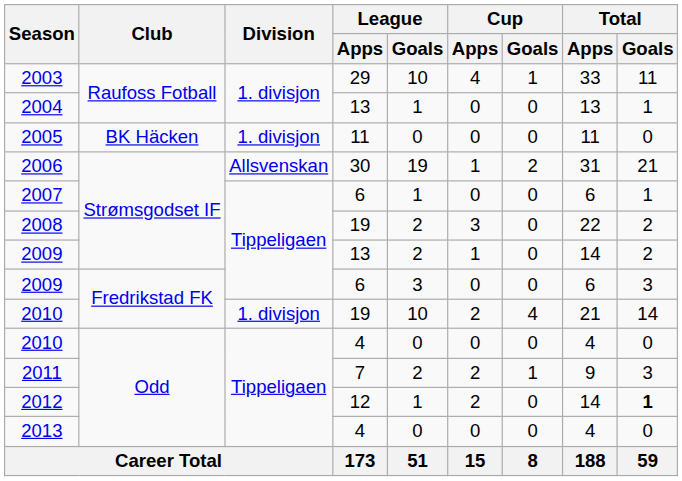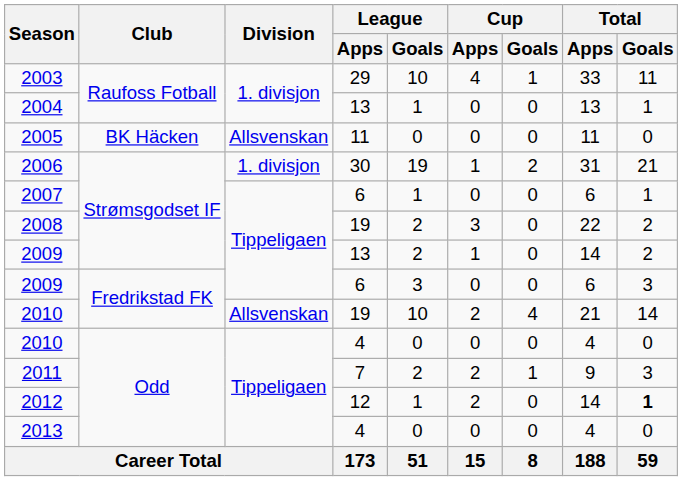(279, 136) 1. divisjon -> (279, 136) Allsvenskan
(279, 166) Allsvenskan -> (279, 166) 1. divisjon
(279, 313) 1. divisjon -> (279, 313) Allsvenskan
